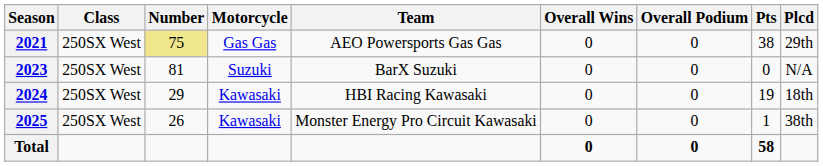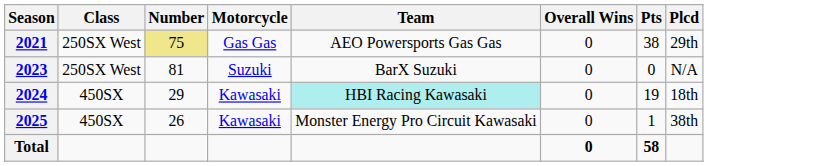- column: (694, 17)
(102, 95) 250SX West -> (102, 95) 450SX
(416, 95) no background -> (416, 95) paleturquoise background
(102, 121) 250SX West -> (102, 121) 450SX
